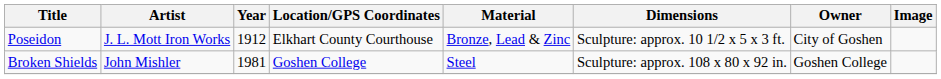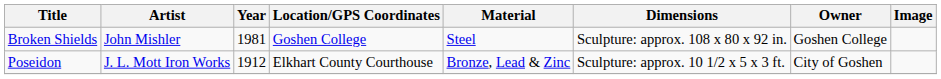rows swapped: (53, 62) <-> (35, 39)
